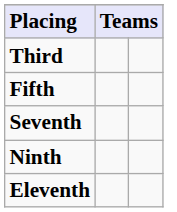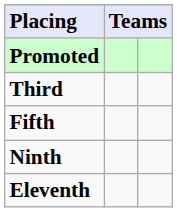+ row: (54, 55)
- row: (46, 122)
